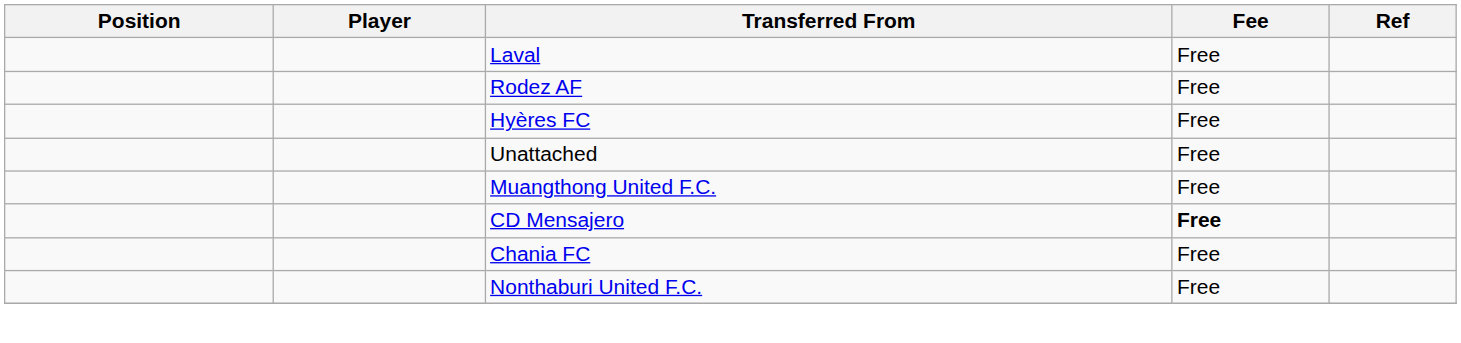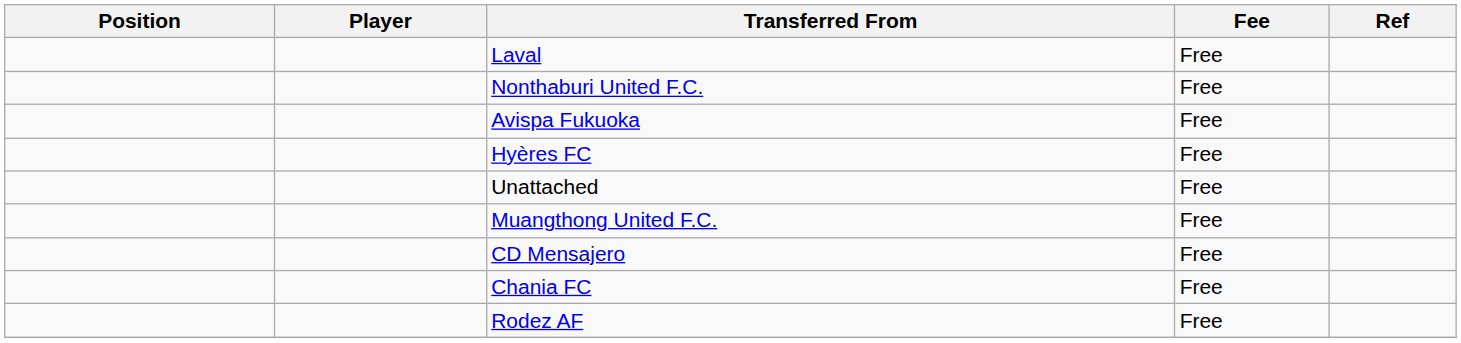rows swapped: (536, 87) <-> (596, 287)
+ row: (566, 120)
(1199, 220) bold -> (1201, 253) normal
